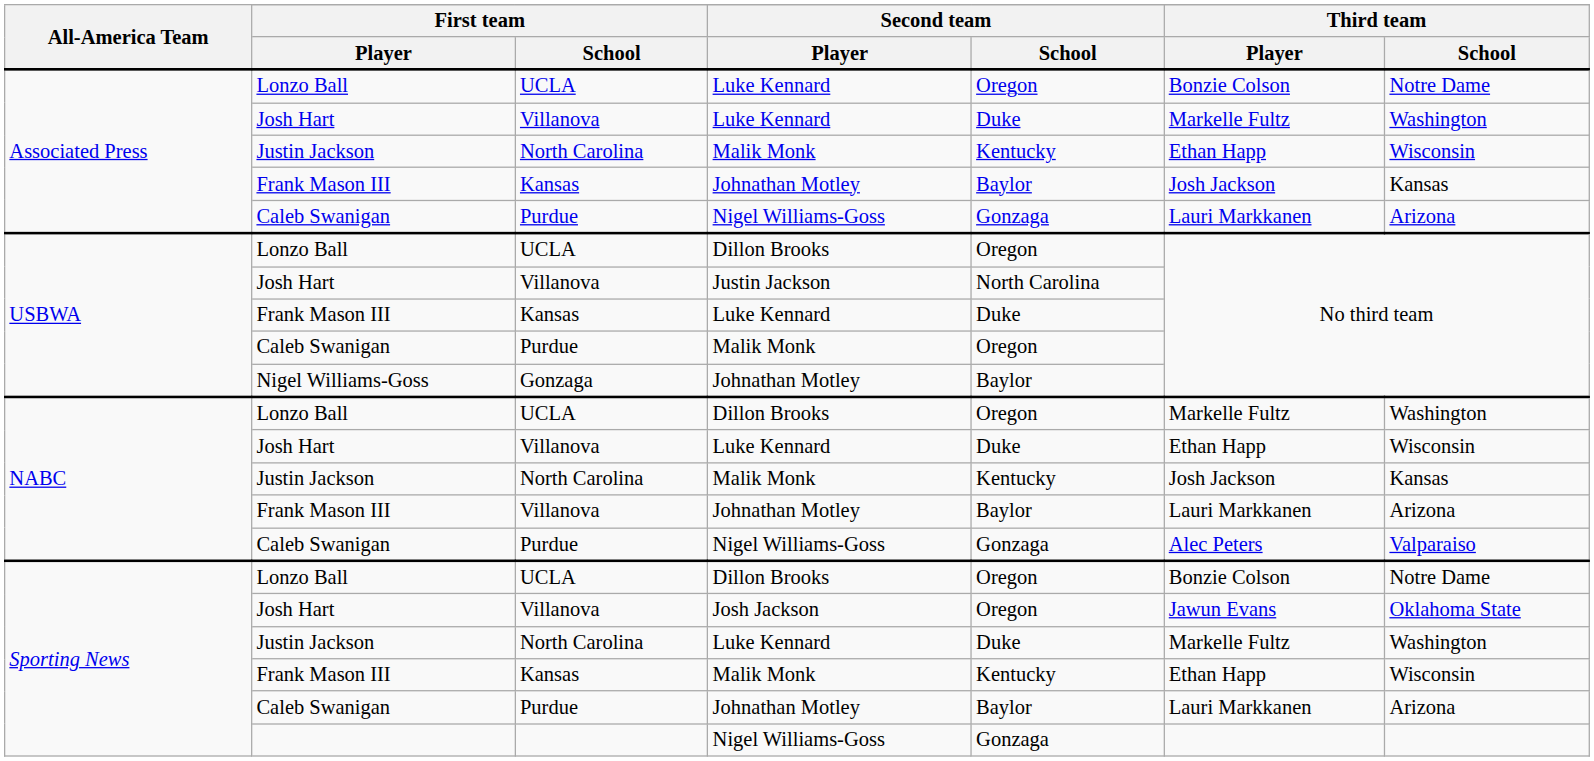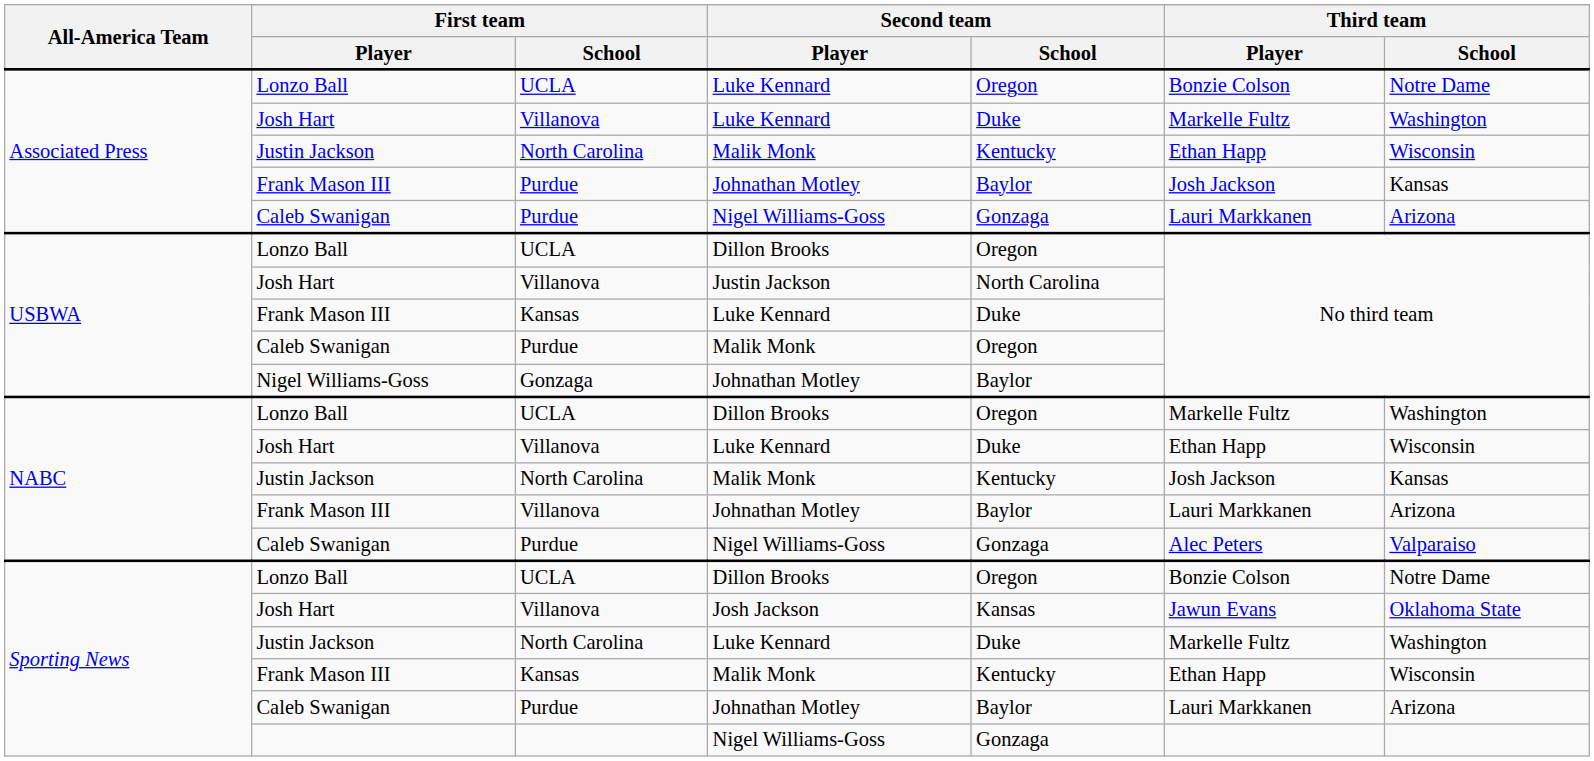(550, 183) Kansas -> (549, 183) Purdue
(1007, 609) Oregon -> (1006, 609) Kansas
